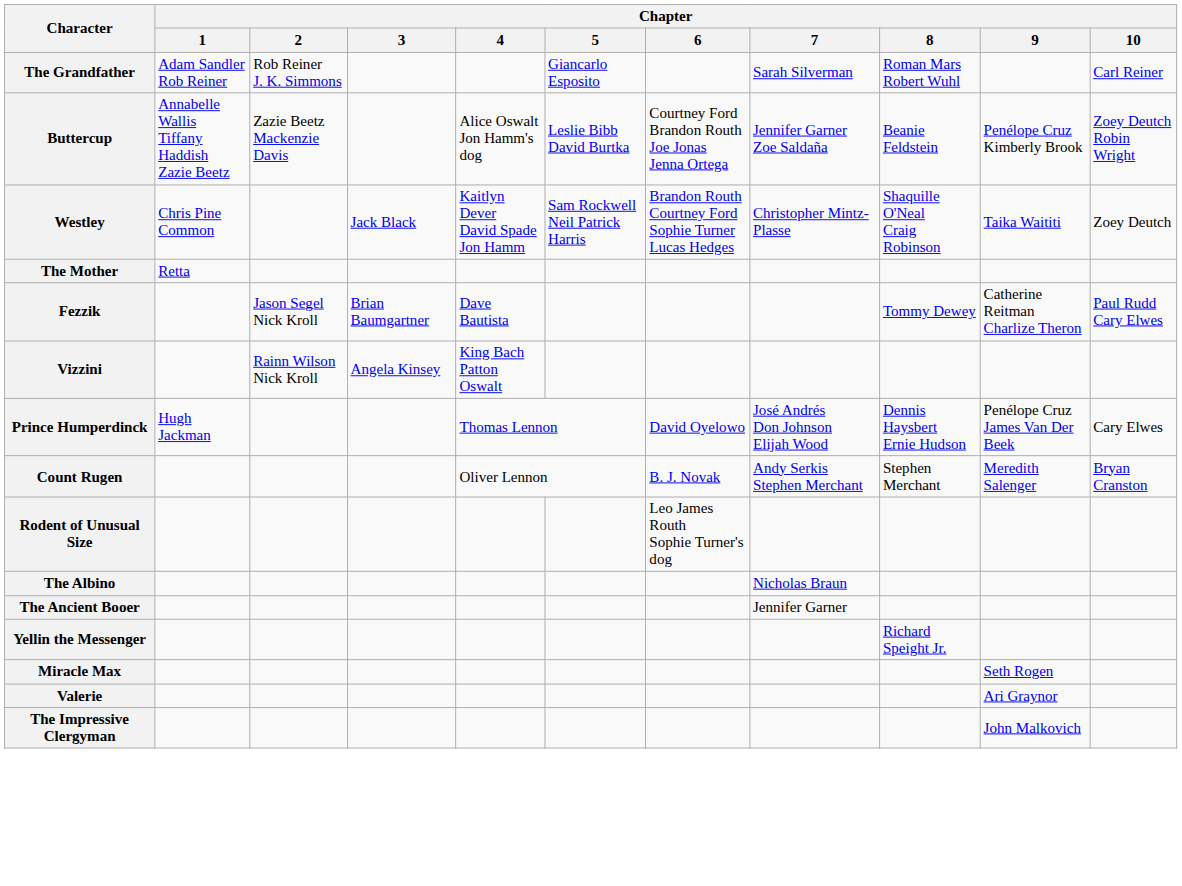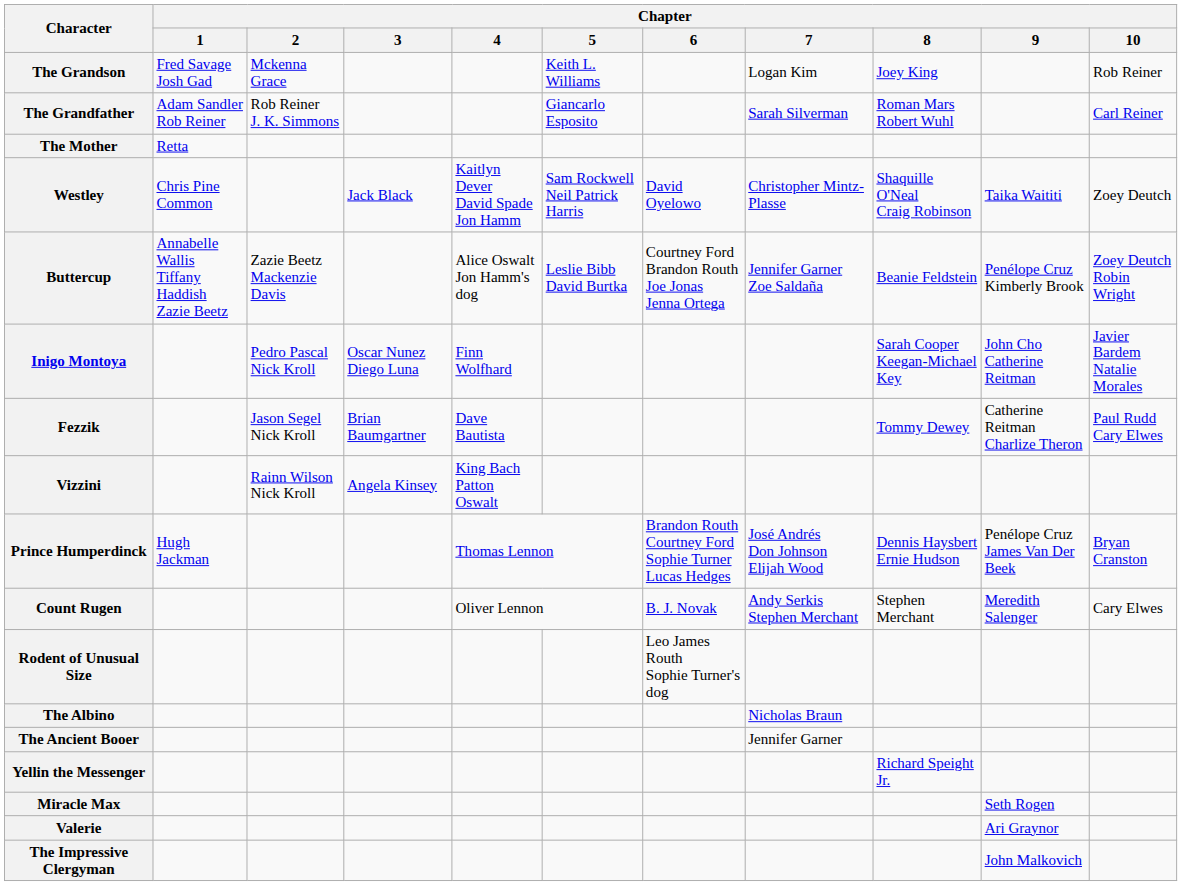+ row: (79, 72)
rows swapped: (80, 271) <-> (80, 138)
(696, 221) Brandon Routh Courtney Ford Sophie Turner Lucas Hedges -> (673, 194) David Oyelowo
+ row: (79, 361)
(697, 427) David Oyelowo -> (692, 551) Brandon Routh Courtney Ford Sophie Turner Lucas Hedges
(1128, 427) Cary Elwes -> (1120, 551) Bryan Cranston
(1120, 476) Bryan Cranston -> (1128, 608) Cary Elwes
